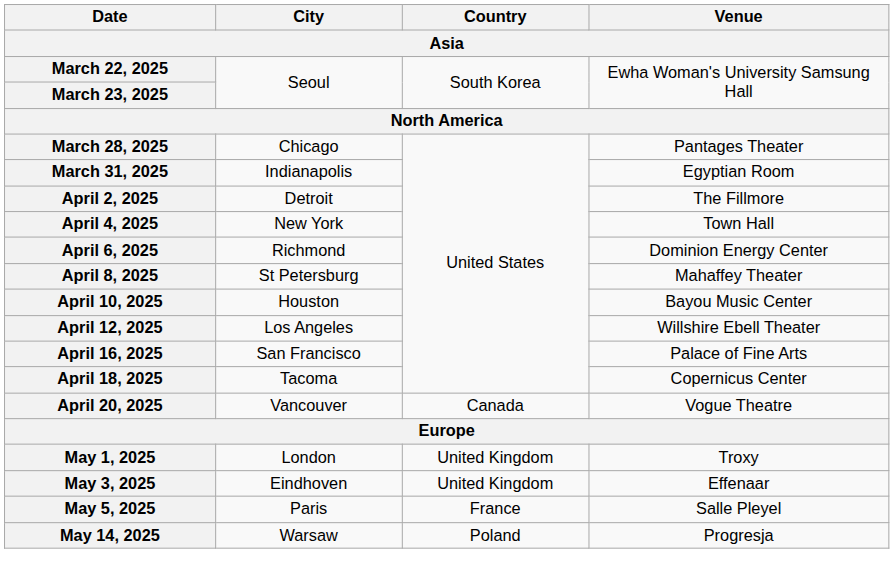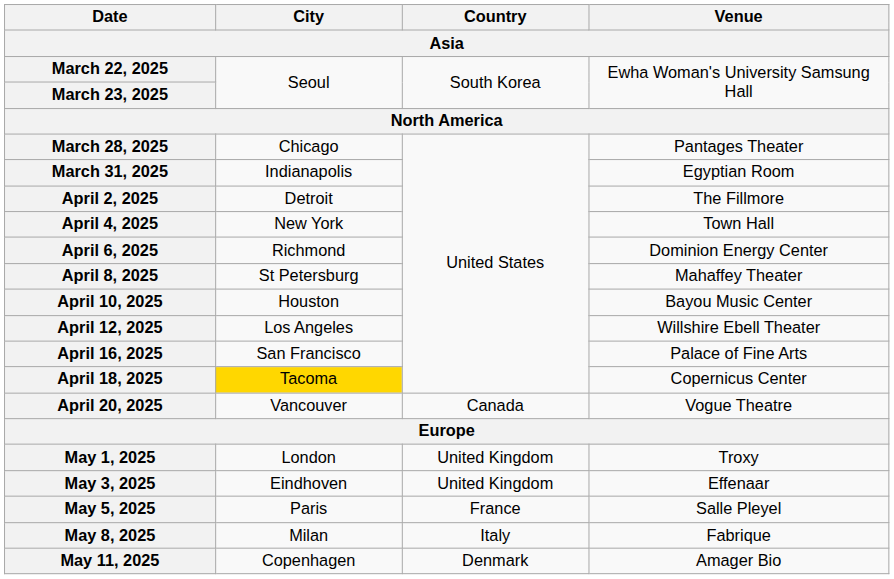(309, 379) no background -> (309, 379) gold background
+ row: (110, 535)
+ row: (110, 560)
- row: (110, 535)
